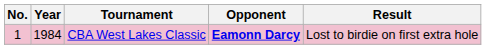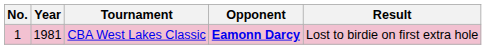(48, 35) 1984 -> (48, 35) 1981
